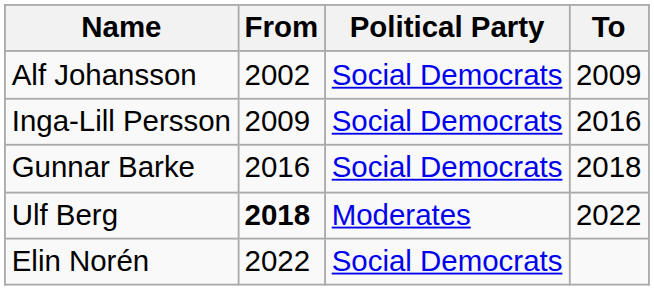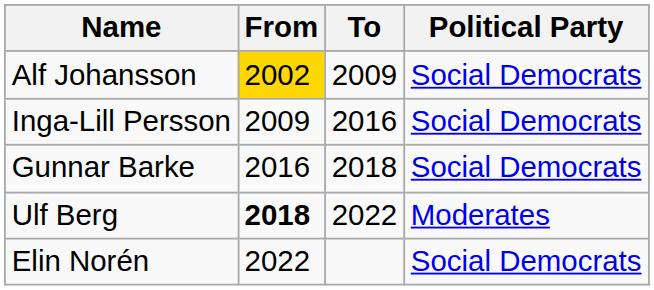columns swapped: (609, 27) <-> (447, 27)
(277, 74) no background -> (277, 74) gold background
